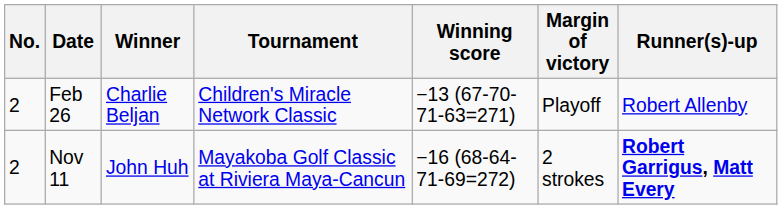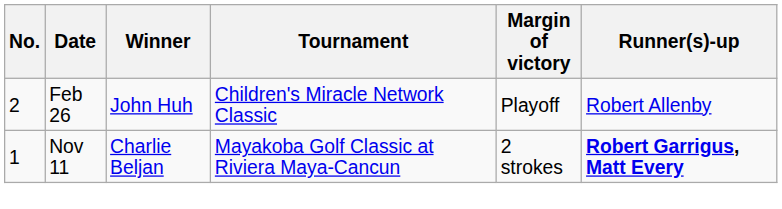- column: (475, 42)
(137, 105) Charlie Beljan -> (151, 105) John Huh
(14, 168) 2 -> (14, 157) 1
(147, 168) John Huh -> (141, 157) Charlie Beljan
